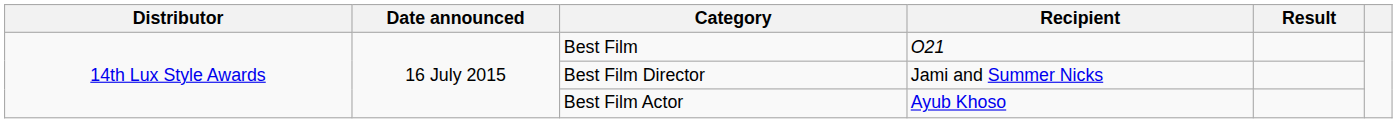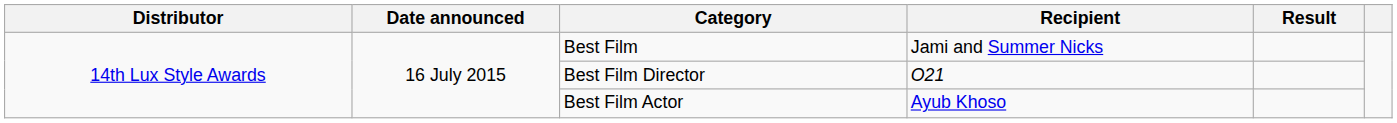(928, 46) O21 -> (1007, 46) Jami and Summer Nicks
(1007, 74) Jami and Summer Nicks -> (928, 74) O21
